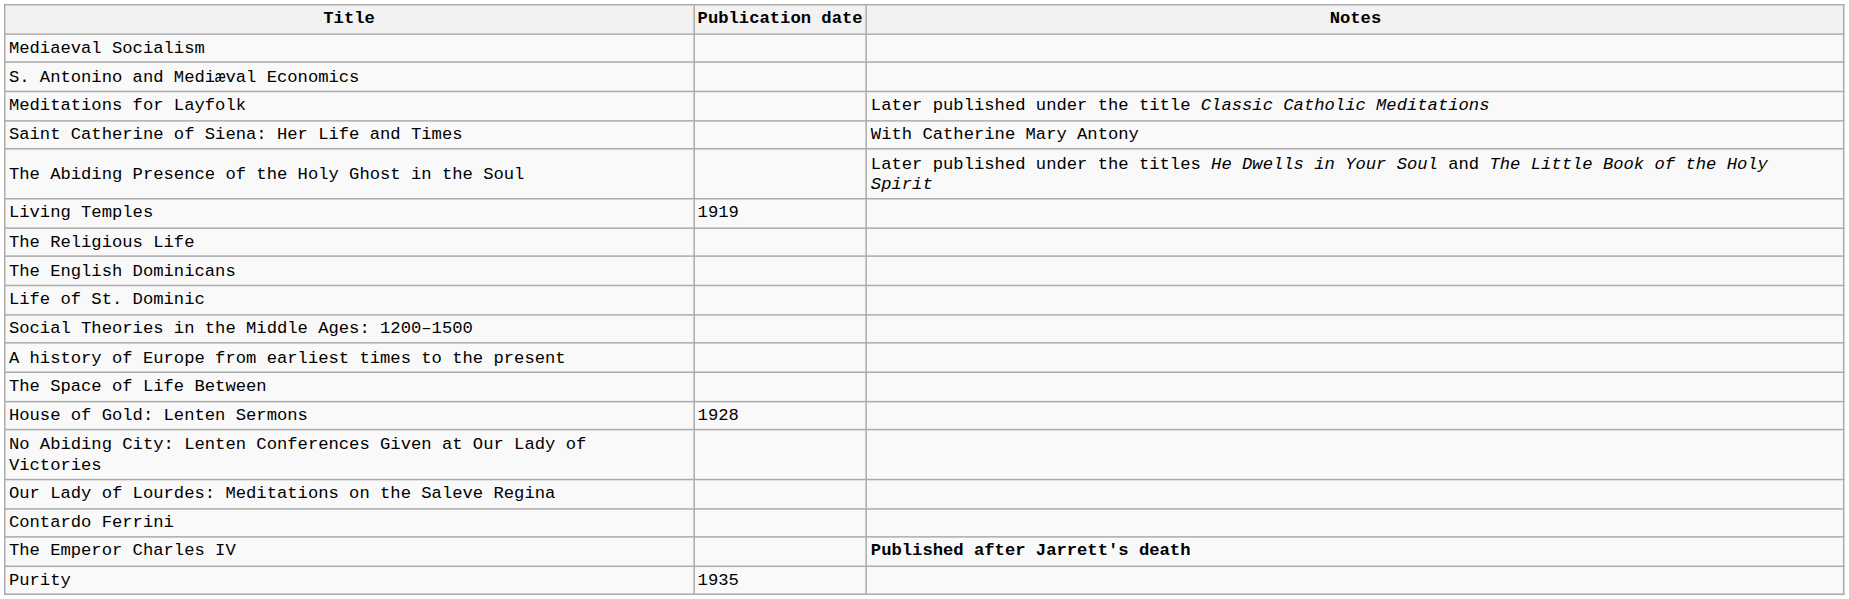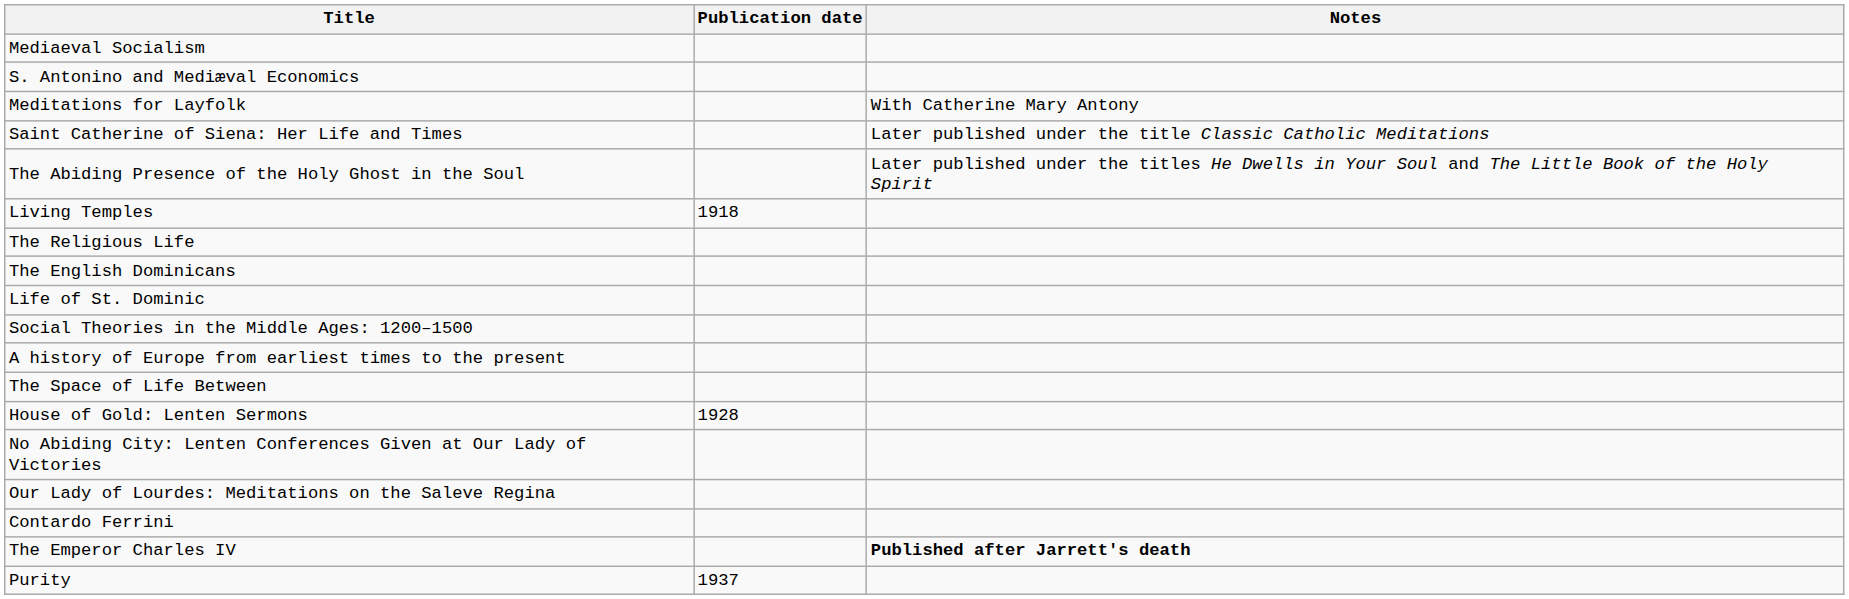(1180, 106) Later published under the title Classic Catholic Meditations -> (1005, 106) With Catherine Mary Antony
(1005, 134) With Catherine Mary Antony -> (1180, 134) Later published under the title Classic Catholic Meditations
(718, 213) 1919 -> (718, 213) 1918
(718, 580) 1935 -> (718, 580) 1937
